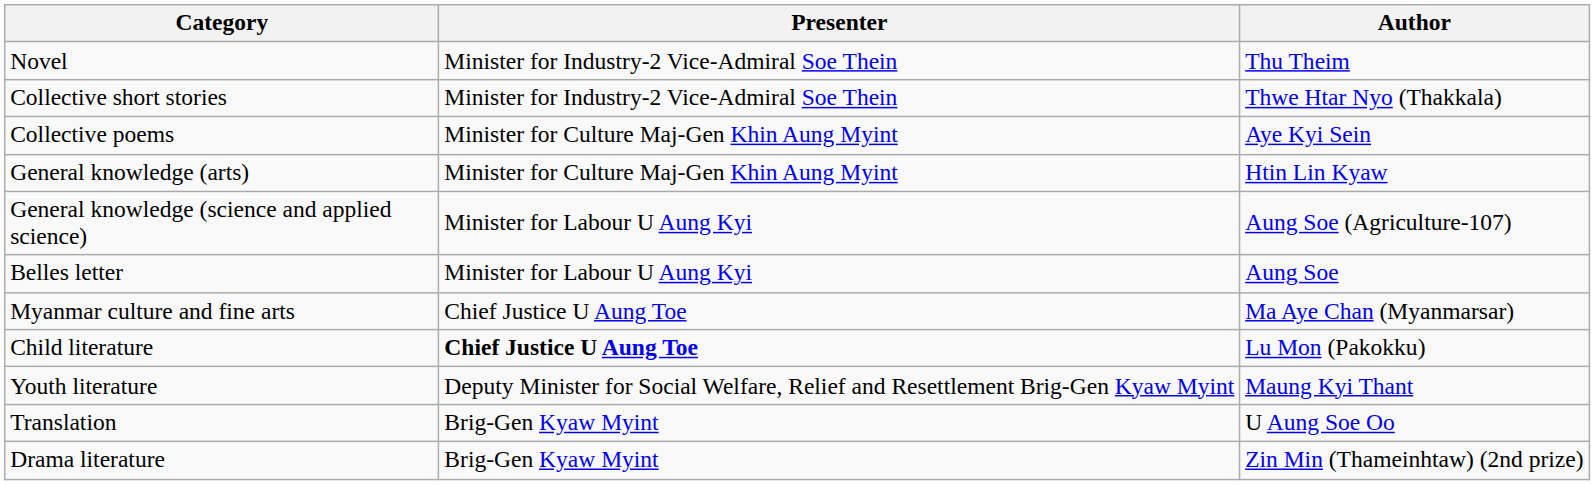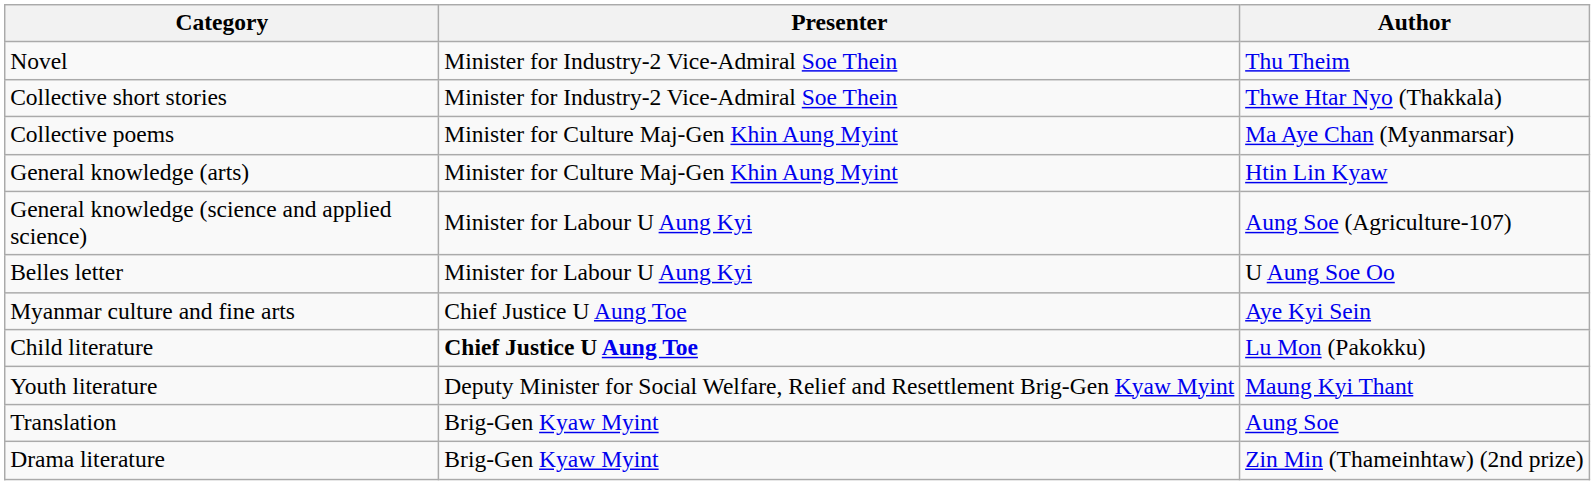(1308, 135) Aye Kyi Sein -> (1380, 135) Ma Aye Chan (Myanmarsar)
(1292, 273) Aung Soe -> (1320, 273) U Aung Soe Oo
(1380, 310) Ma Aye Chan (Myanmarsar) -> (1308, 310) Aye Kyi Sein
(1320, 422) U Aung Soe Oo -> (1292, 422) Aung Soe
